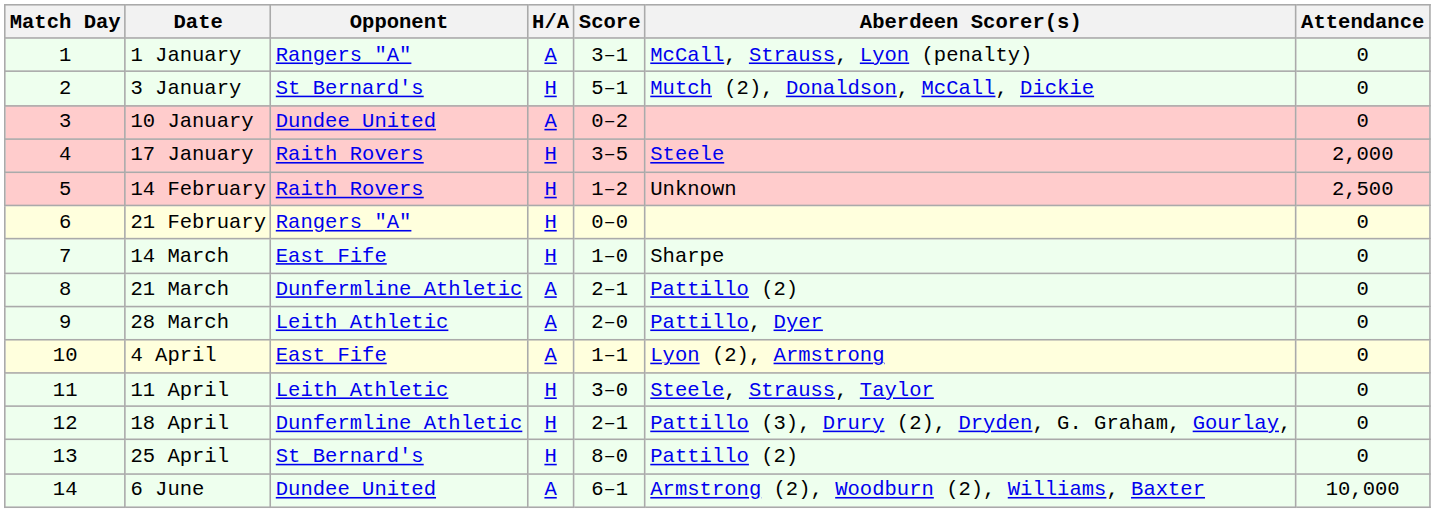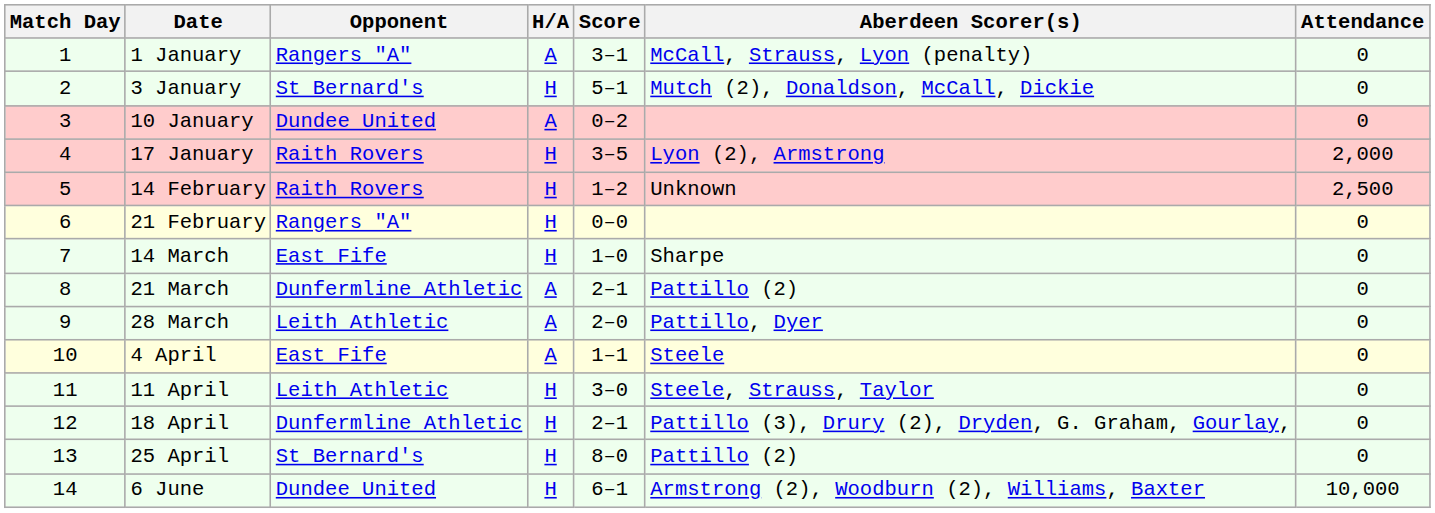(687, 155) Steele -> (767, 155) Lyon (2), Armstrong
(767, 356) Lyon (2), Armstrong -> (687, 356) Steele
(551, 490) A -> (551, 490) H
